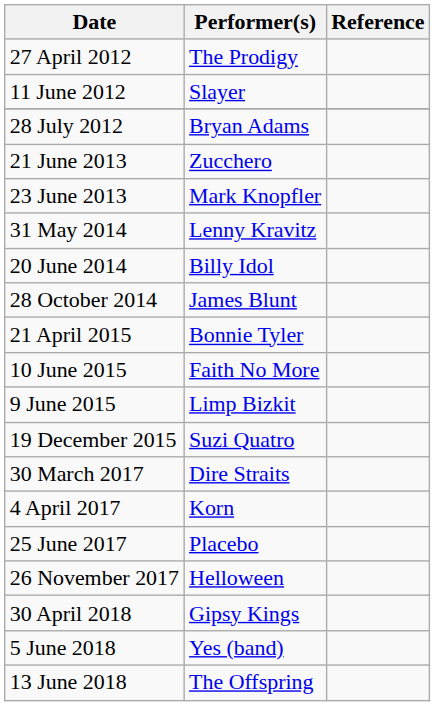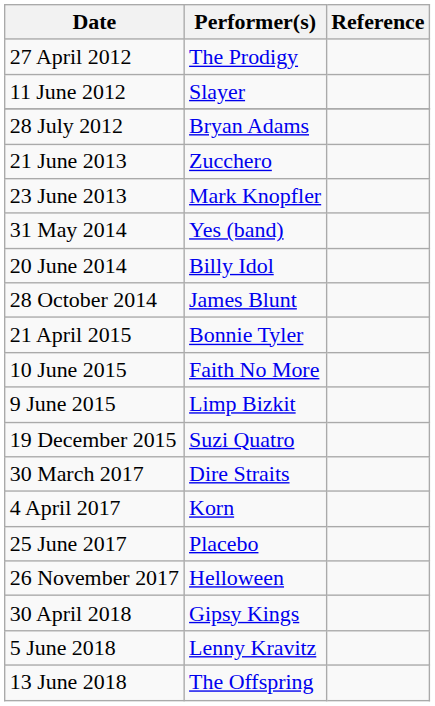(253, 230) Lenny Kravitz -> (236, 230) Yes (band)
(236, 647) Yes (band) -> (253, 647) Lenny Kravitz
